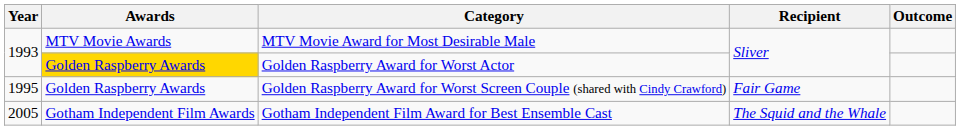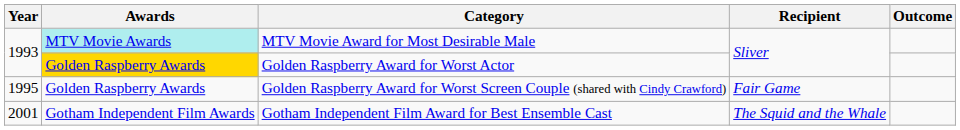(108, 40) no background -> (108, 40) paleturquoise background
(23, 112) 2005 -> (23, 112) 2001
